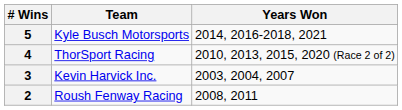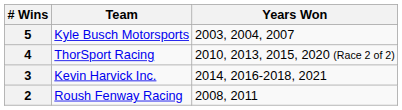(261, 35) 2014, 2016-2018, 2021 -> (245, 35) 2003, 2004, 2007
(245, 75) 2003, 2004, 2007 -> (261, 75) 2014, 2016-2018, 2021
